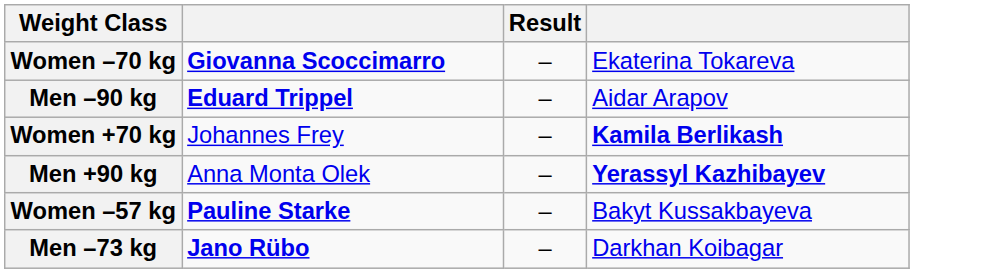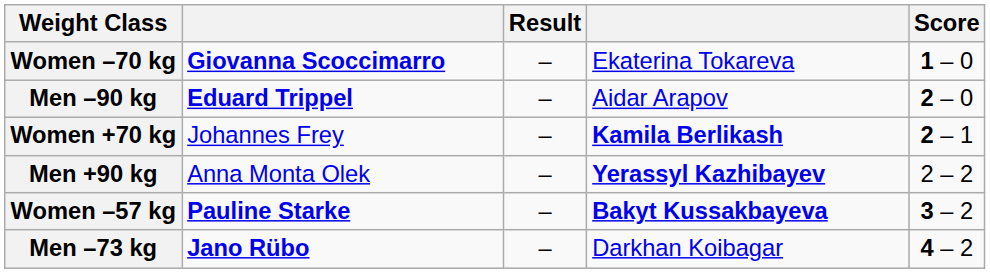+ column: (947, 23)
(702, 211) normal -> (710, 211) bold
